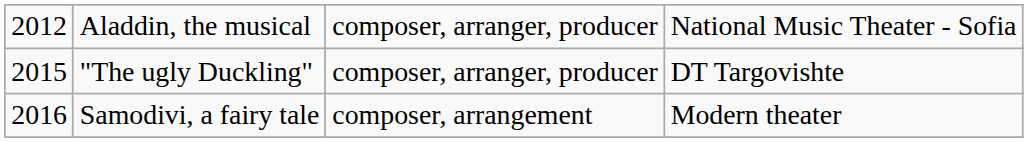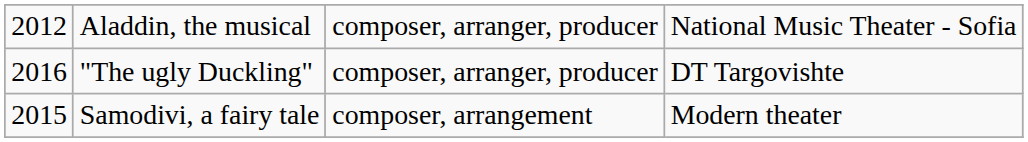(39, 70) 2015 -> (39, 70) 2016
(39, 114) 2016 -> (39, 114) 2015
